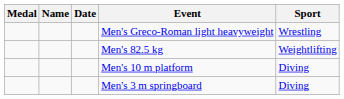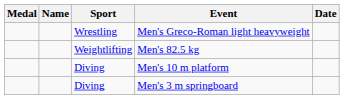columns swapped: (308, 13) <-> (85, 13)
